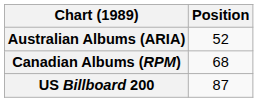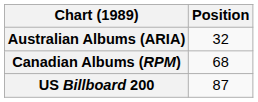(221, 39) 52 -> (221, 39) 32
